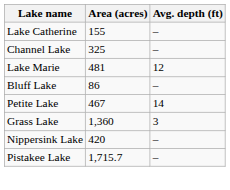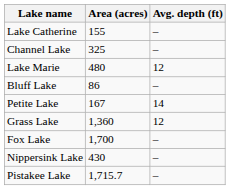(97, 67) 481 -> (97, 67) 480
(97, 103) 467 -> (97, 103) 167
(156, 121) 3 -> (158, 121) 12
+ row: (29, 139)
(97, 139) 420 -> (97, 157) 430
